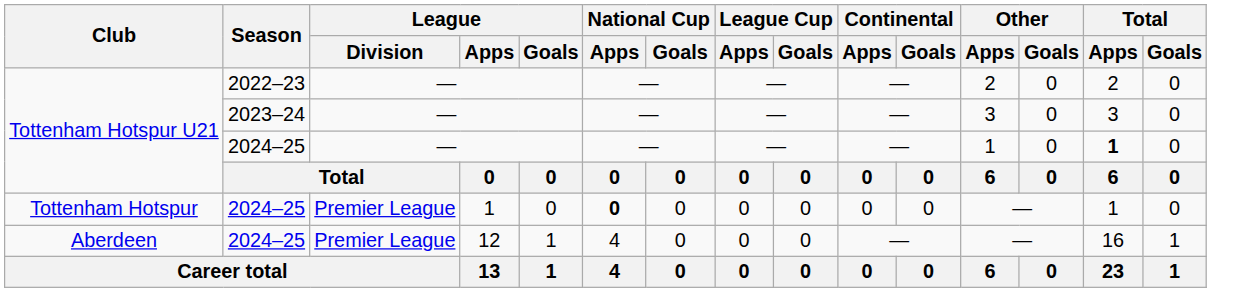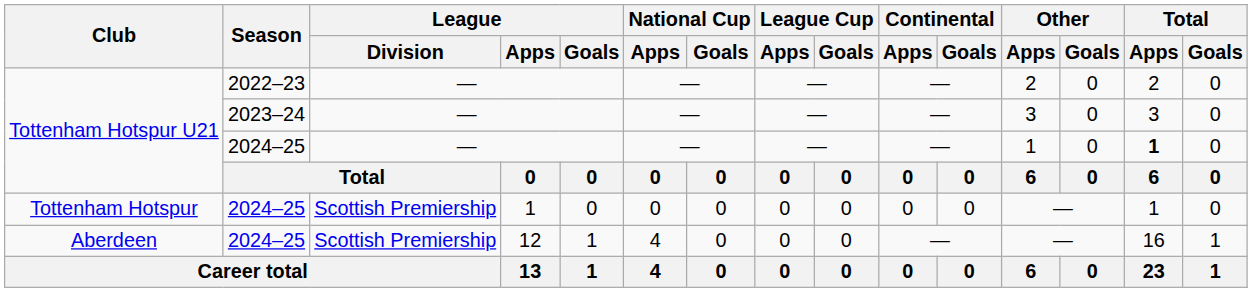(385, 209) Premier League -> (405, 209) Scottish Premiership
(614, 209) bold -> (655, 209) normal
(385, 240) Premier League -> (405, 240) Scottish Premiership
